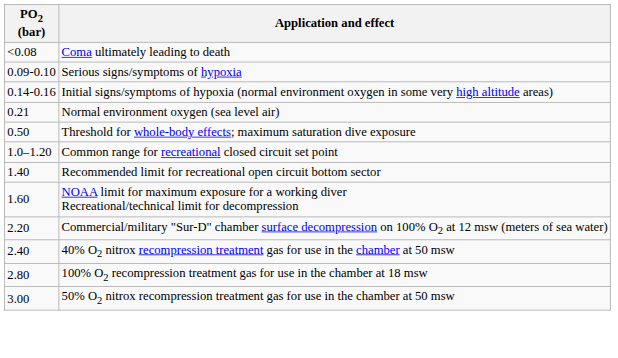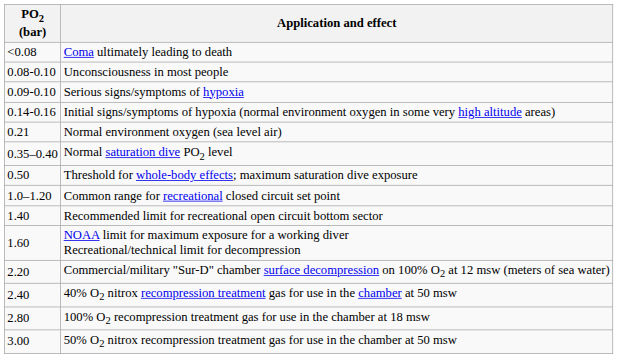+ row: (146, 72)
+ row: (148, 153)
